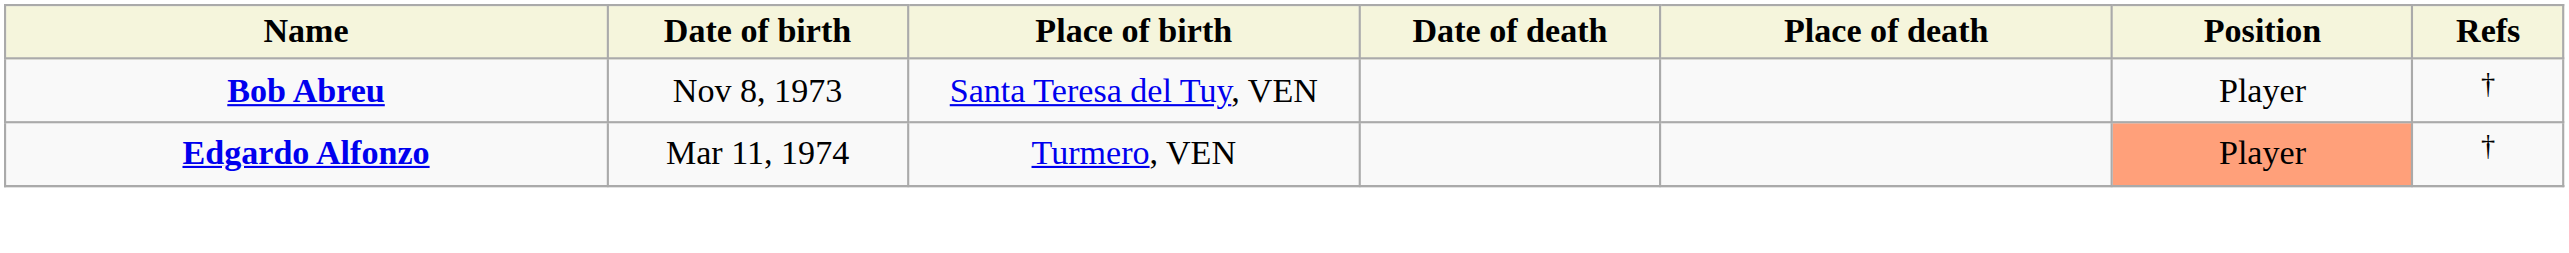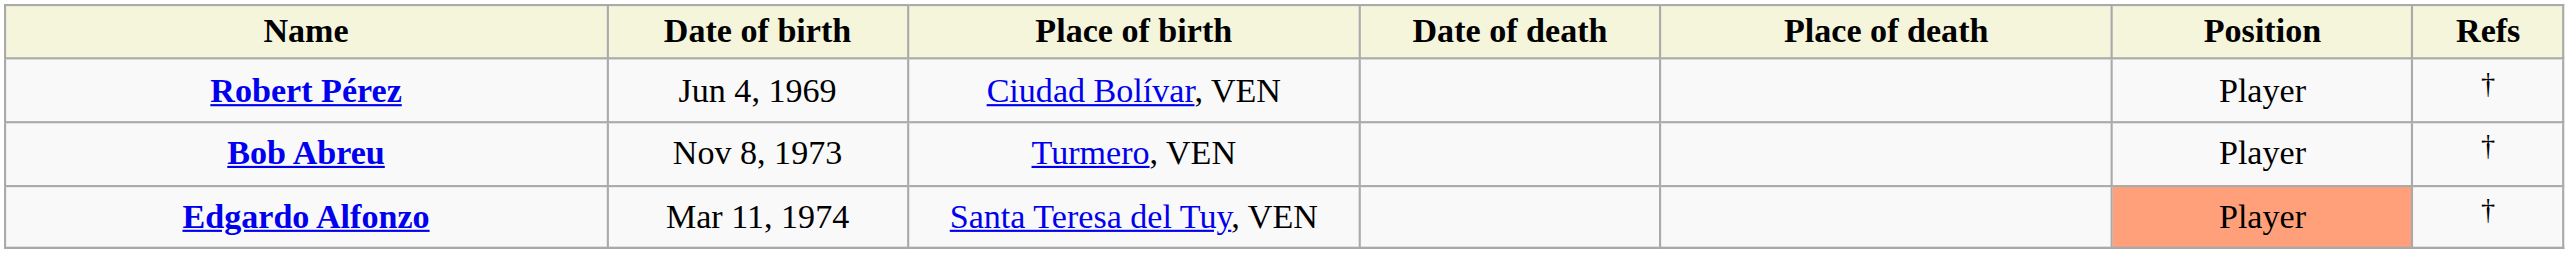+ row: (306, 90)
(1134, 90) Santa Teresa del Tuy, VEN -> (1134, 153) Turmero, VEN
(1134, 153) Turmero, VEN -> (1134, 216) Santa Teresa del Tuy, VEN
